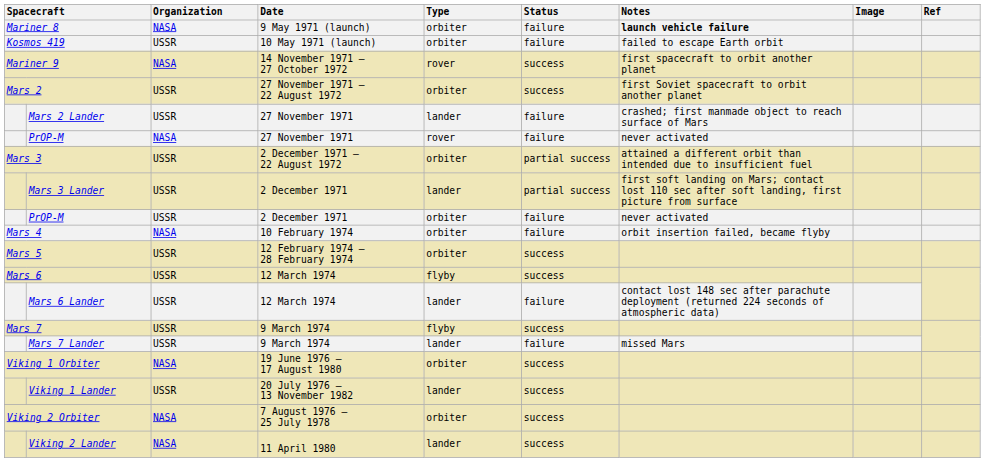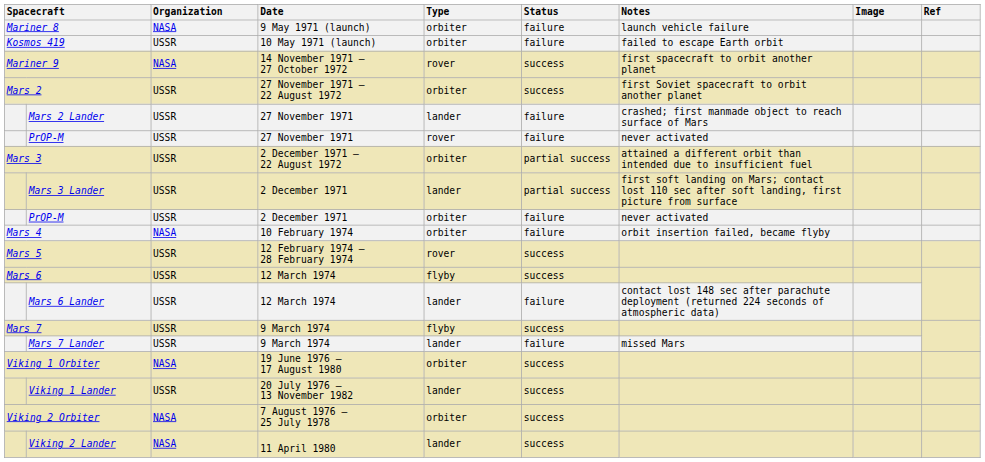(685, 28) bold -> (685, 28) normal
(165, 139) NASA -> (165, 139) USSR
(446, 255) orbiter -> (441, 255) rover
